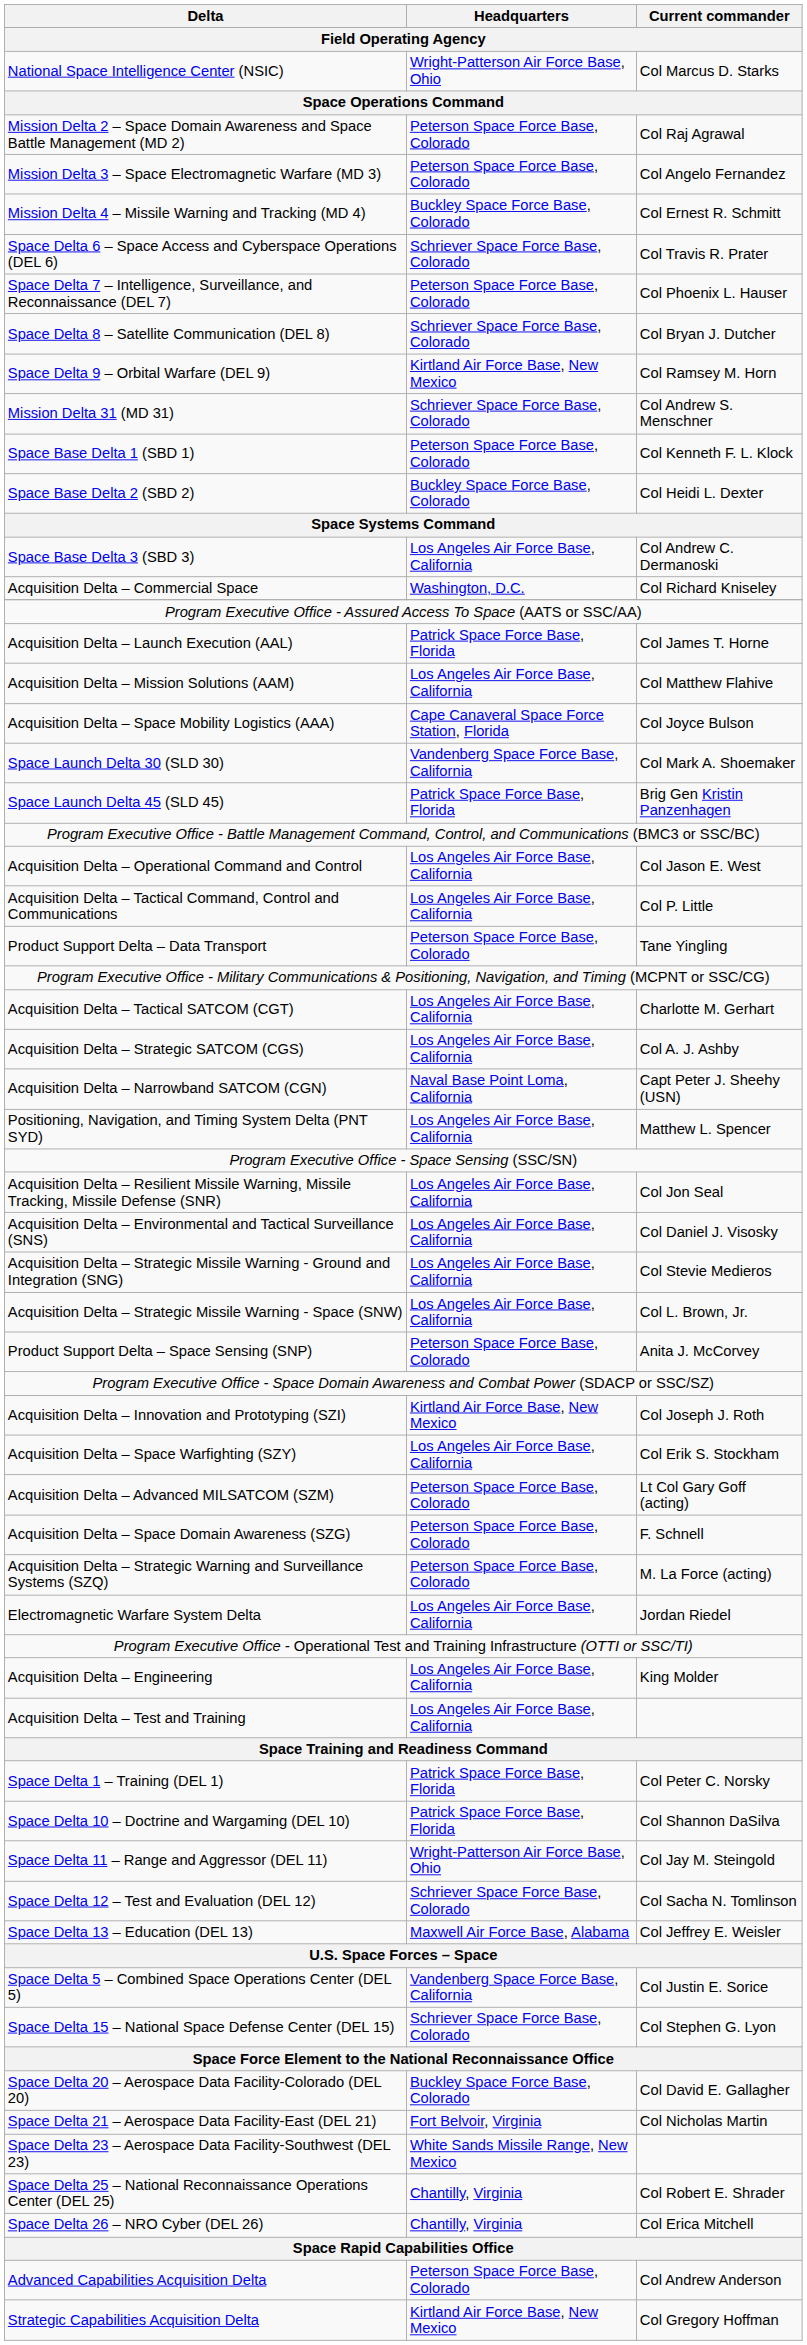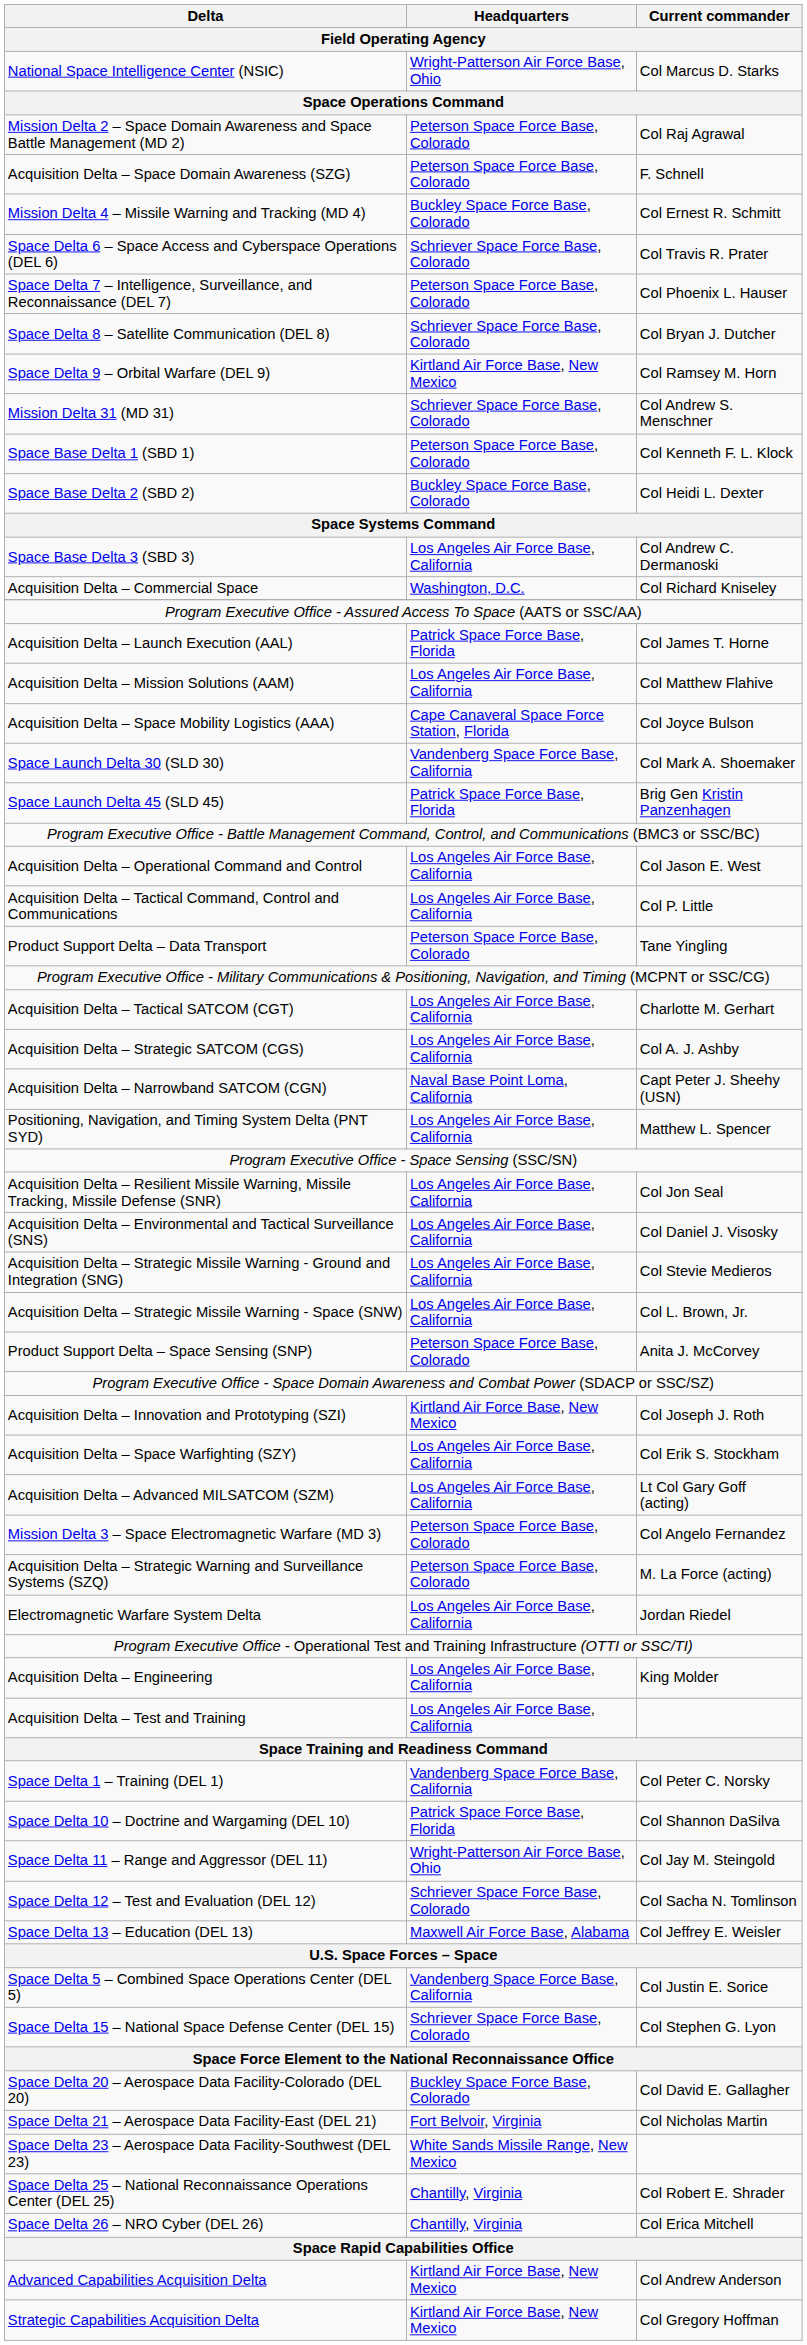rows swapped: (195, 174) <-> (179, 1534)
(504, 1494) Peterson Space Force Base, Colorado -> (502, 1494) Los Angeles Air Force Base, California
(497, 1781) Patrick Space Force Base, Florida -> (514, 1781) Vandenberg Space Force Base, California
(504, 2280) Peterson Space Force Base, Colorado -> (504, 2280) Kirtland Air Force Base, New Mexico
